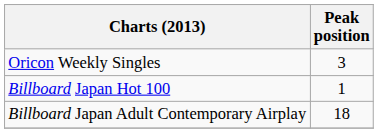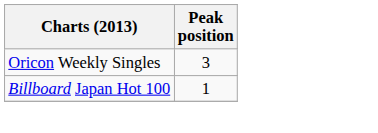- row: (157, 114)
